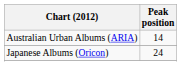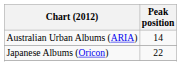(158, 53) 24 -> (158, 53) 22
